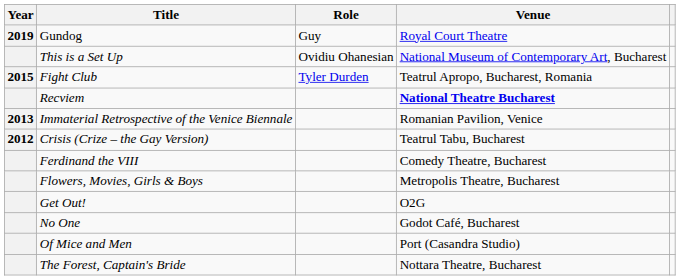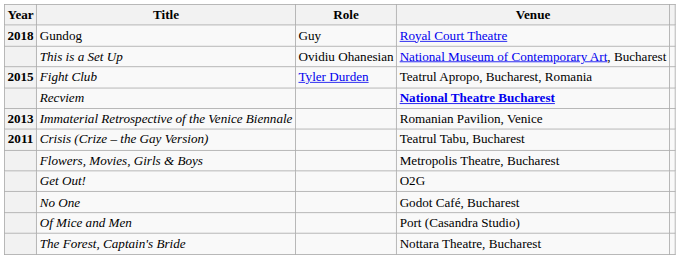(21, 35) 2019 -> (21, 35) 2018
(21, 139) 2012 -> (21, 139) 2011
- row: (89, 160)
